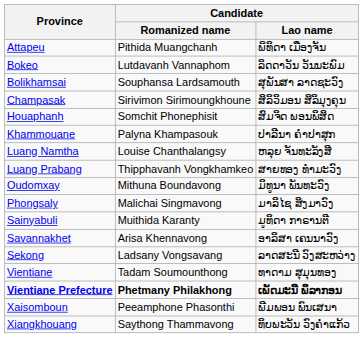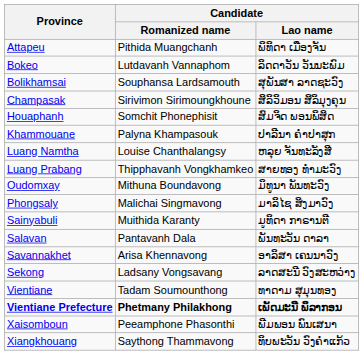+ row: (27, 238)
